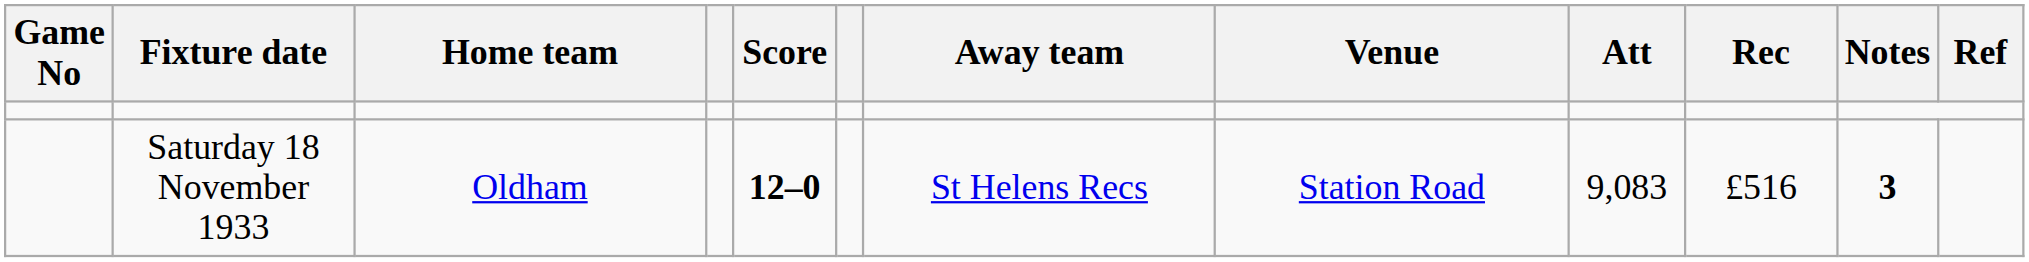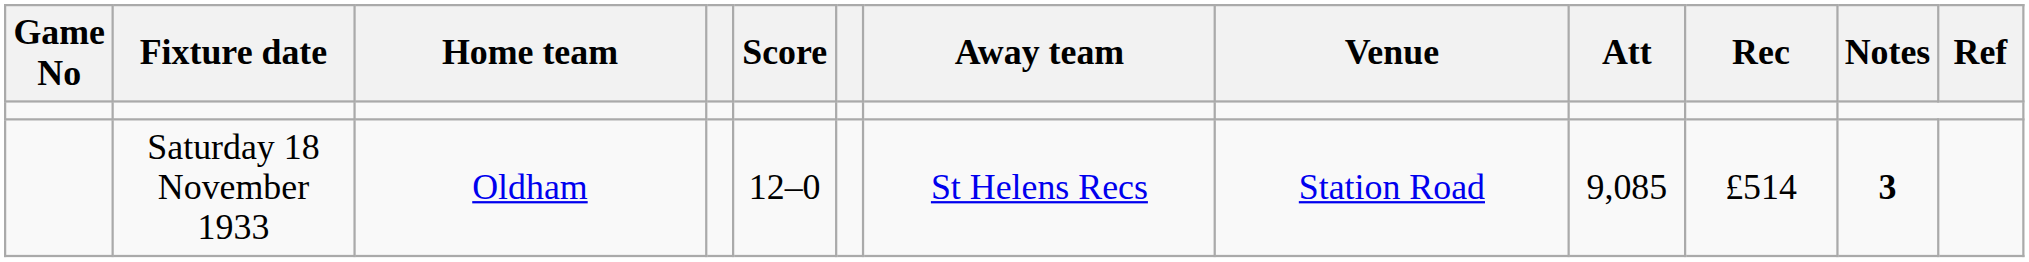(785, 186) bold -> (785, 186) normal
(1627, 186) 9,083 -> (1627, 186) 9,085
(1761, 186) £516 -> (1761, 186) £514
